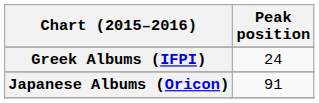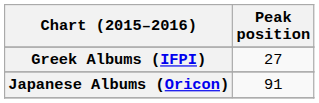(273, 60) 24 -> (273, 60) 27
